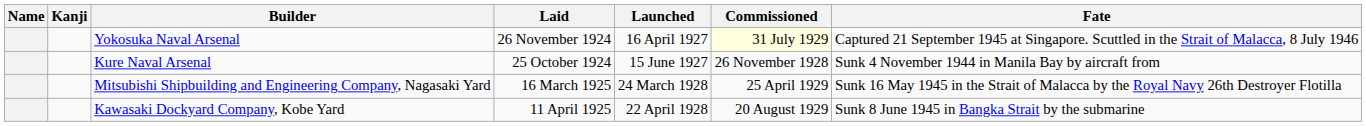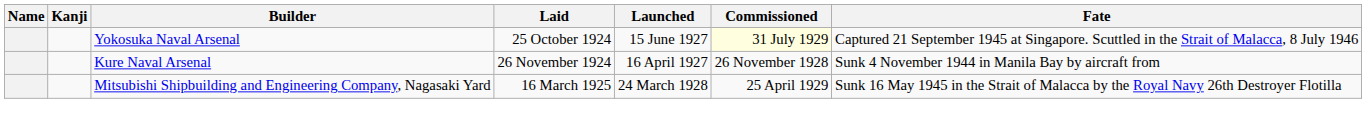(554, 39) 26 November 1924 -> (562, 39) 25 October 1924
(667, 39) 16 April 1927 -> (669, 39) 15 June 1927
(562, 62) 25 October 1924 -> (554, 62) 26 November 1924
(669, 62) 15 June 1927 -> (667, 62) 16 April 1927
- row: (219, 109)
